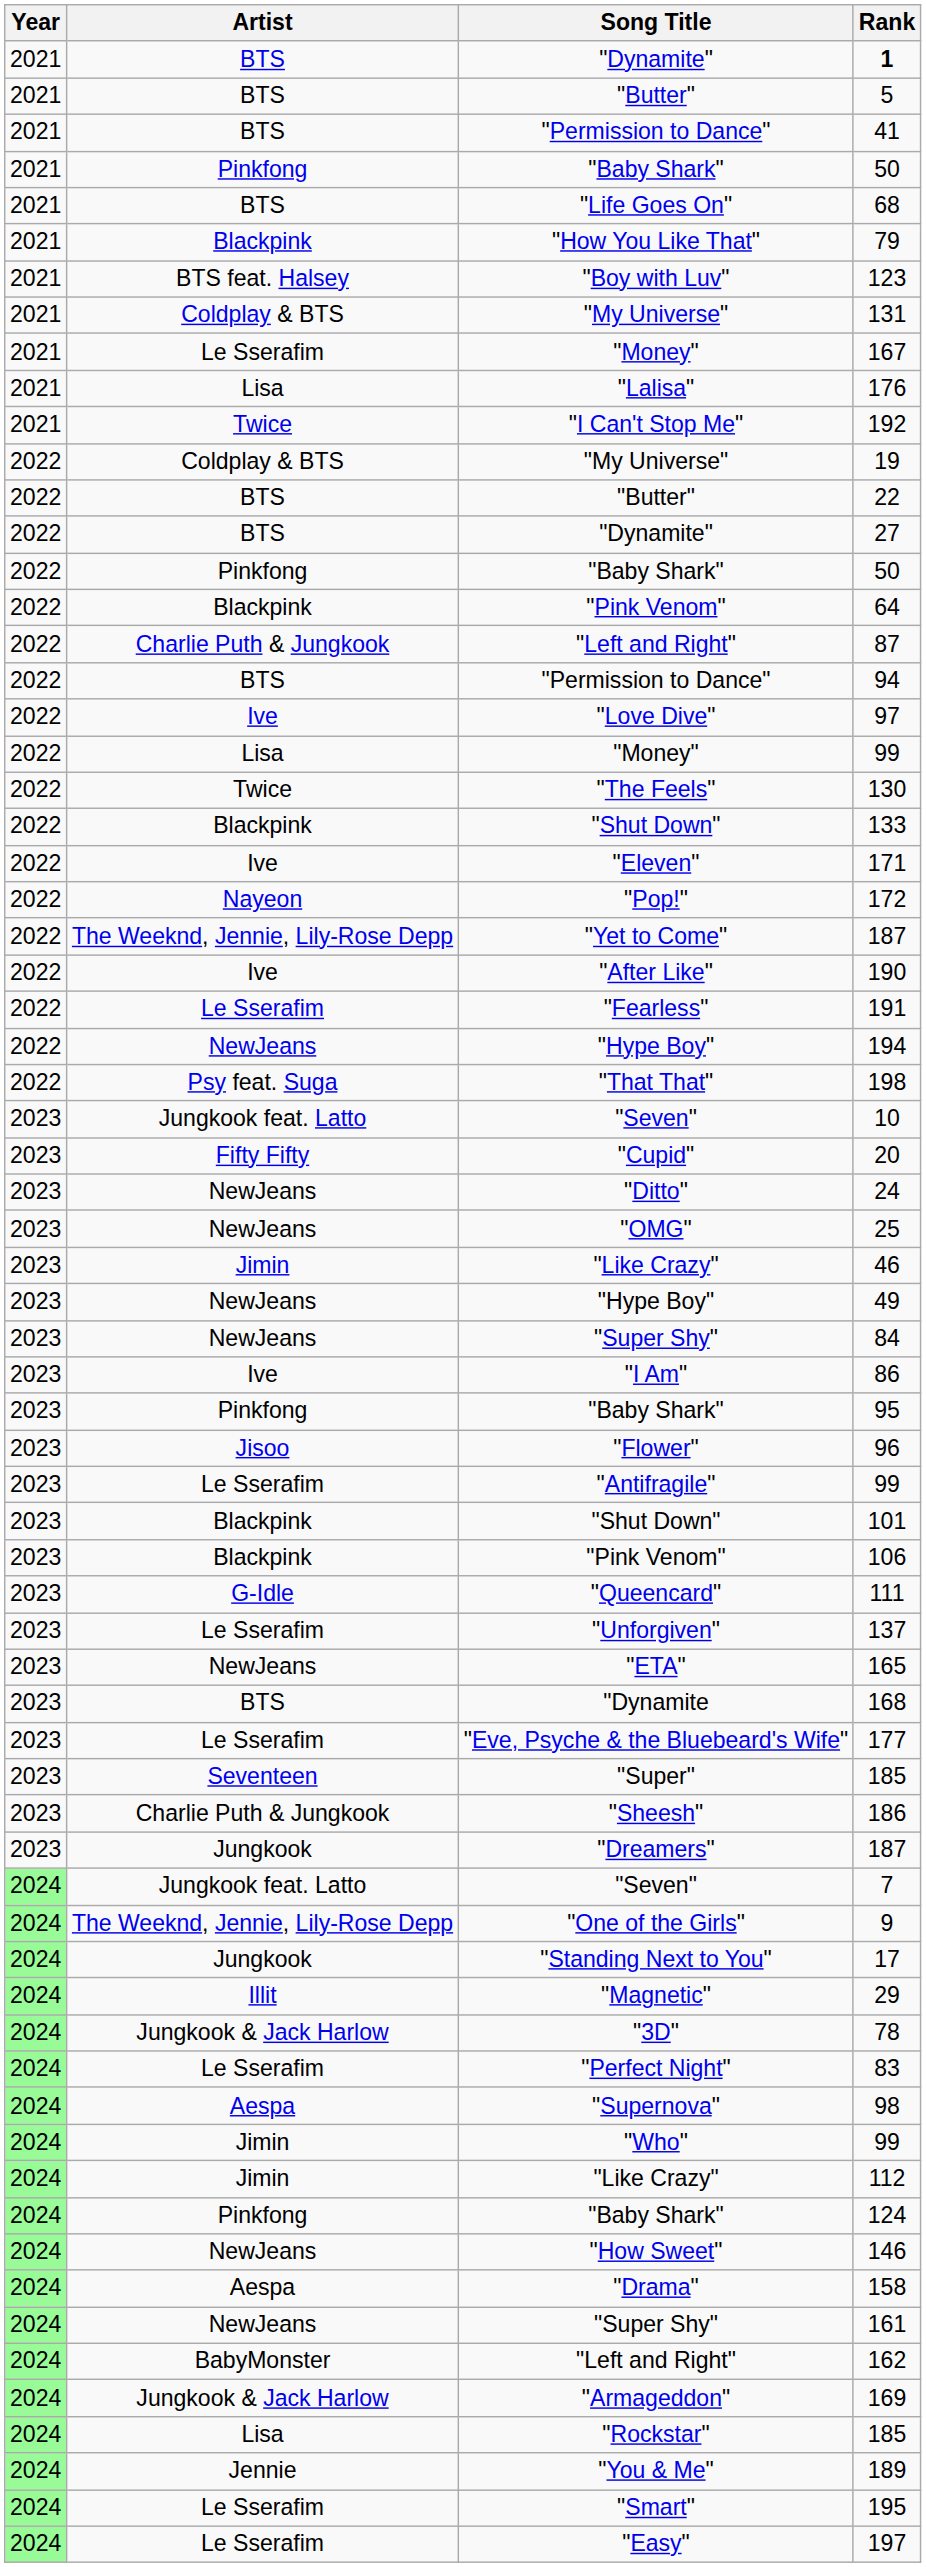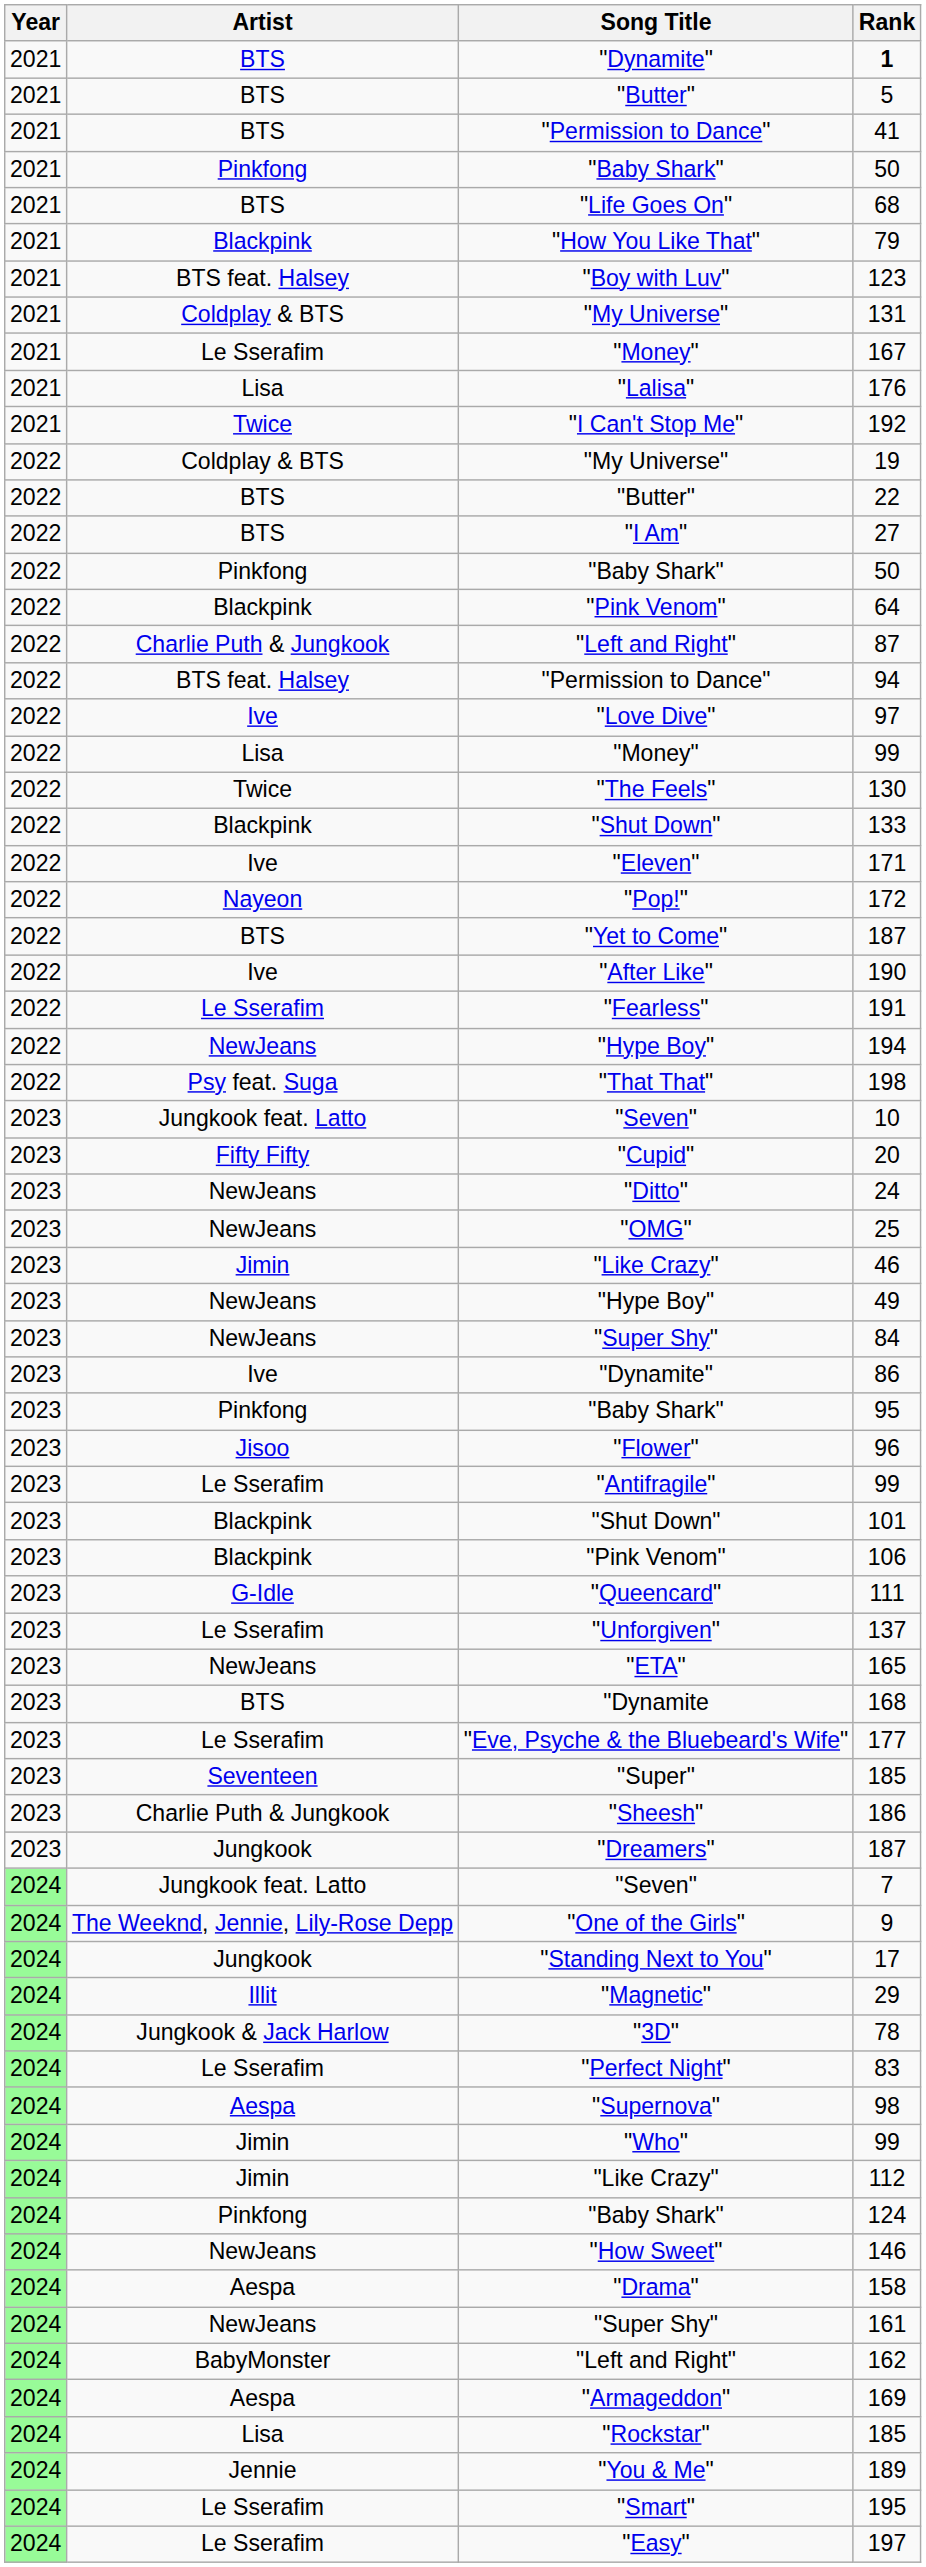(656, 534) "Dynamite" -> (656, 534) "I Am"
(263, 680) BTS -> (263, 680) BTS feat. Halsey
(263, 936) The Weeknd, Jennie, Lily-Rose Depp -> (263, 936) BTS
(656, 1374) "I Am" -> (656, 1374) "Dynamite"
(263, 2397) Jungkook & Jack Harlow -> (263, 2397) Aespa
